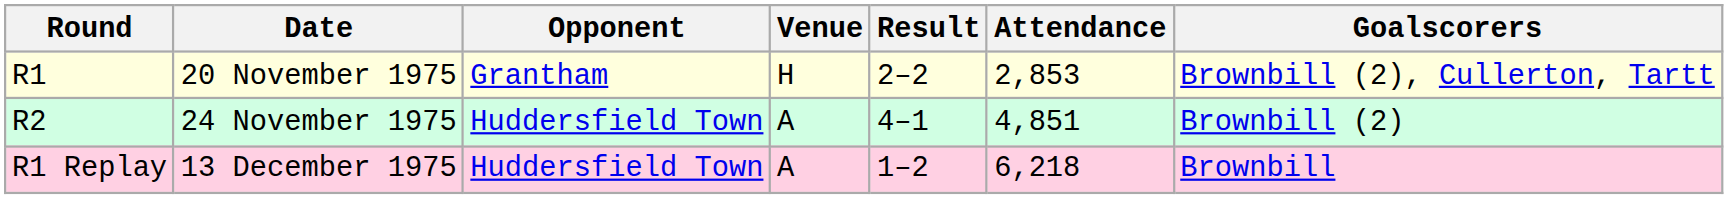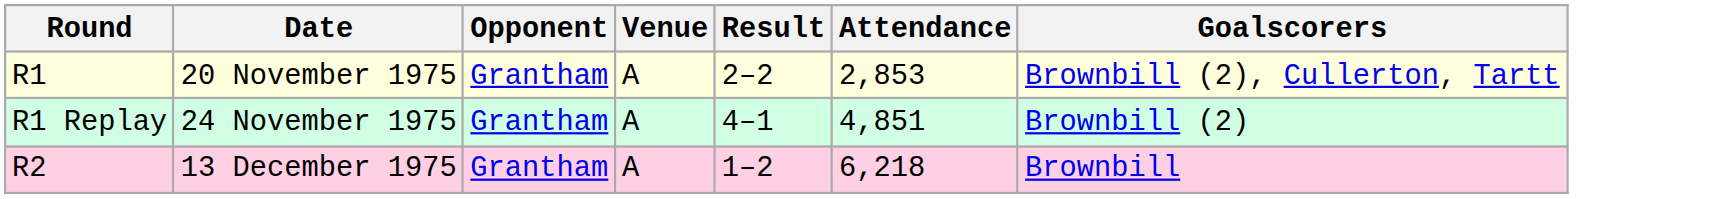(786, 75) H -> (631, 75) A
(29, 122) R2 -> (90, 122) R1 Replay
(617, 122) Huddersfield Town -> (539, 122) Grantham
(90, 169) R1 Replay -> (29, 169) R2
(617, 169) Huddersfield Town -> (539, 169) Grantham
